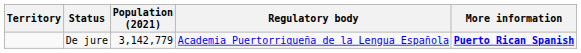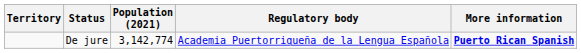(146, 40) 3,142,779 -> (146, 40) 3,142,774
